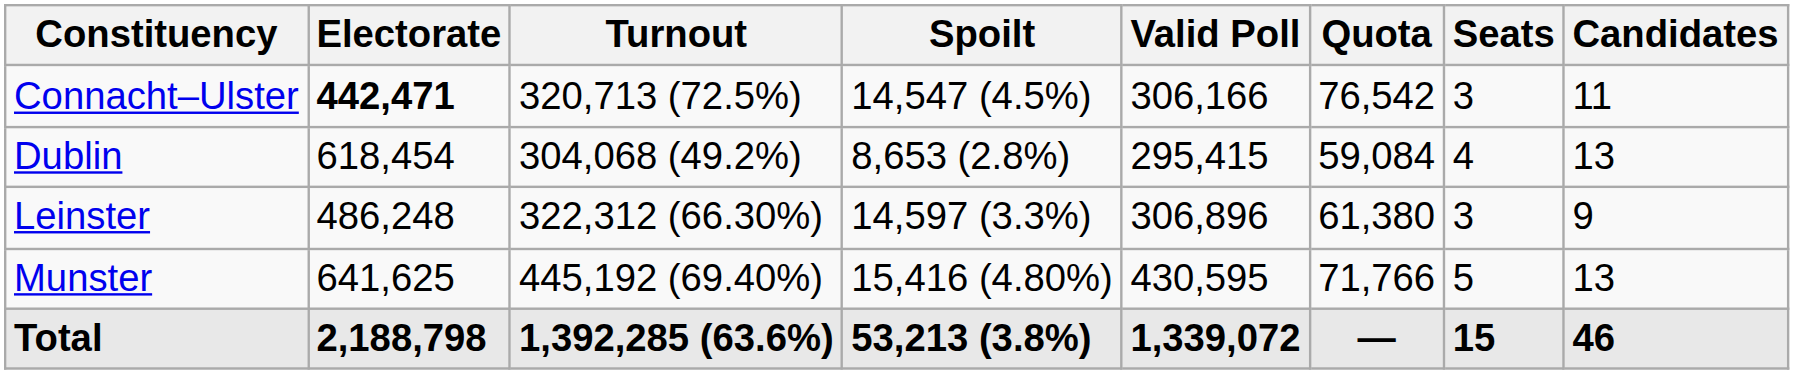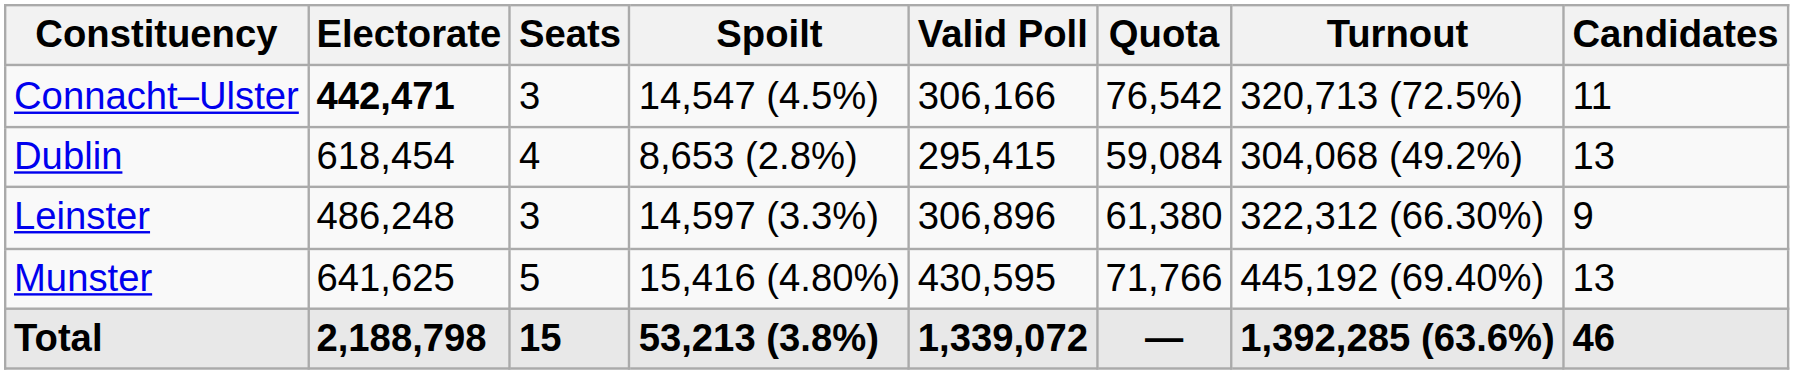columns swapped: (676, 34) <-> (1504, 34)
